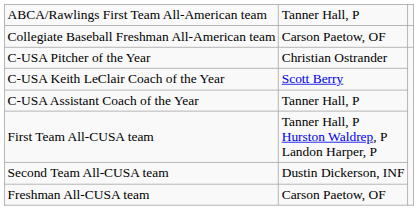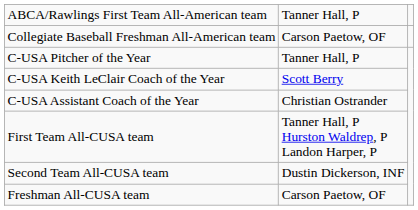(335, 57) Christian Ostrander -> (321, 57) Tanner Hall, P
(321, 100) Tanner Hall, P -> (335, 100) Christian Ostrander
